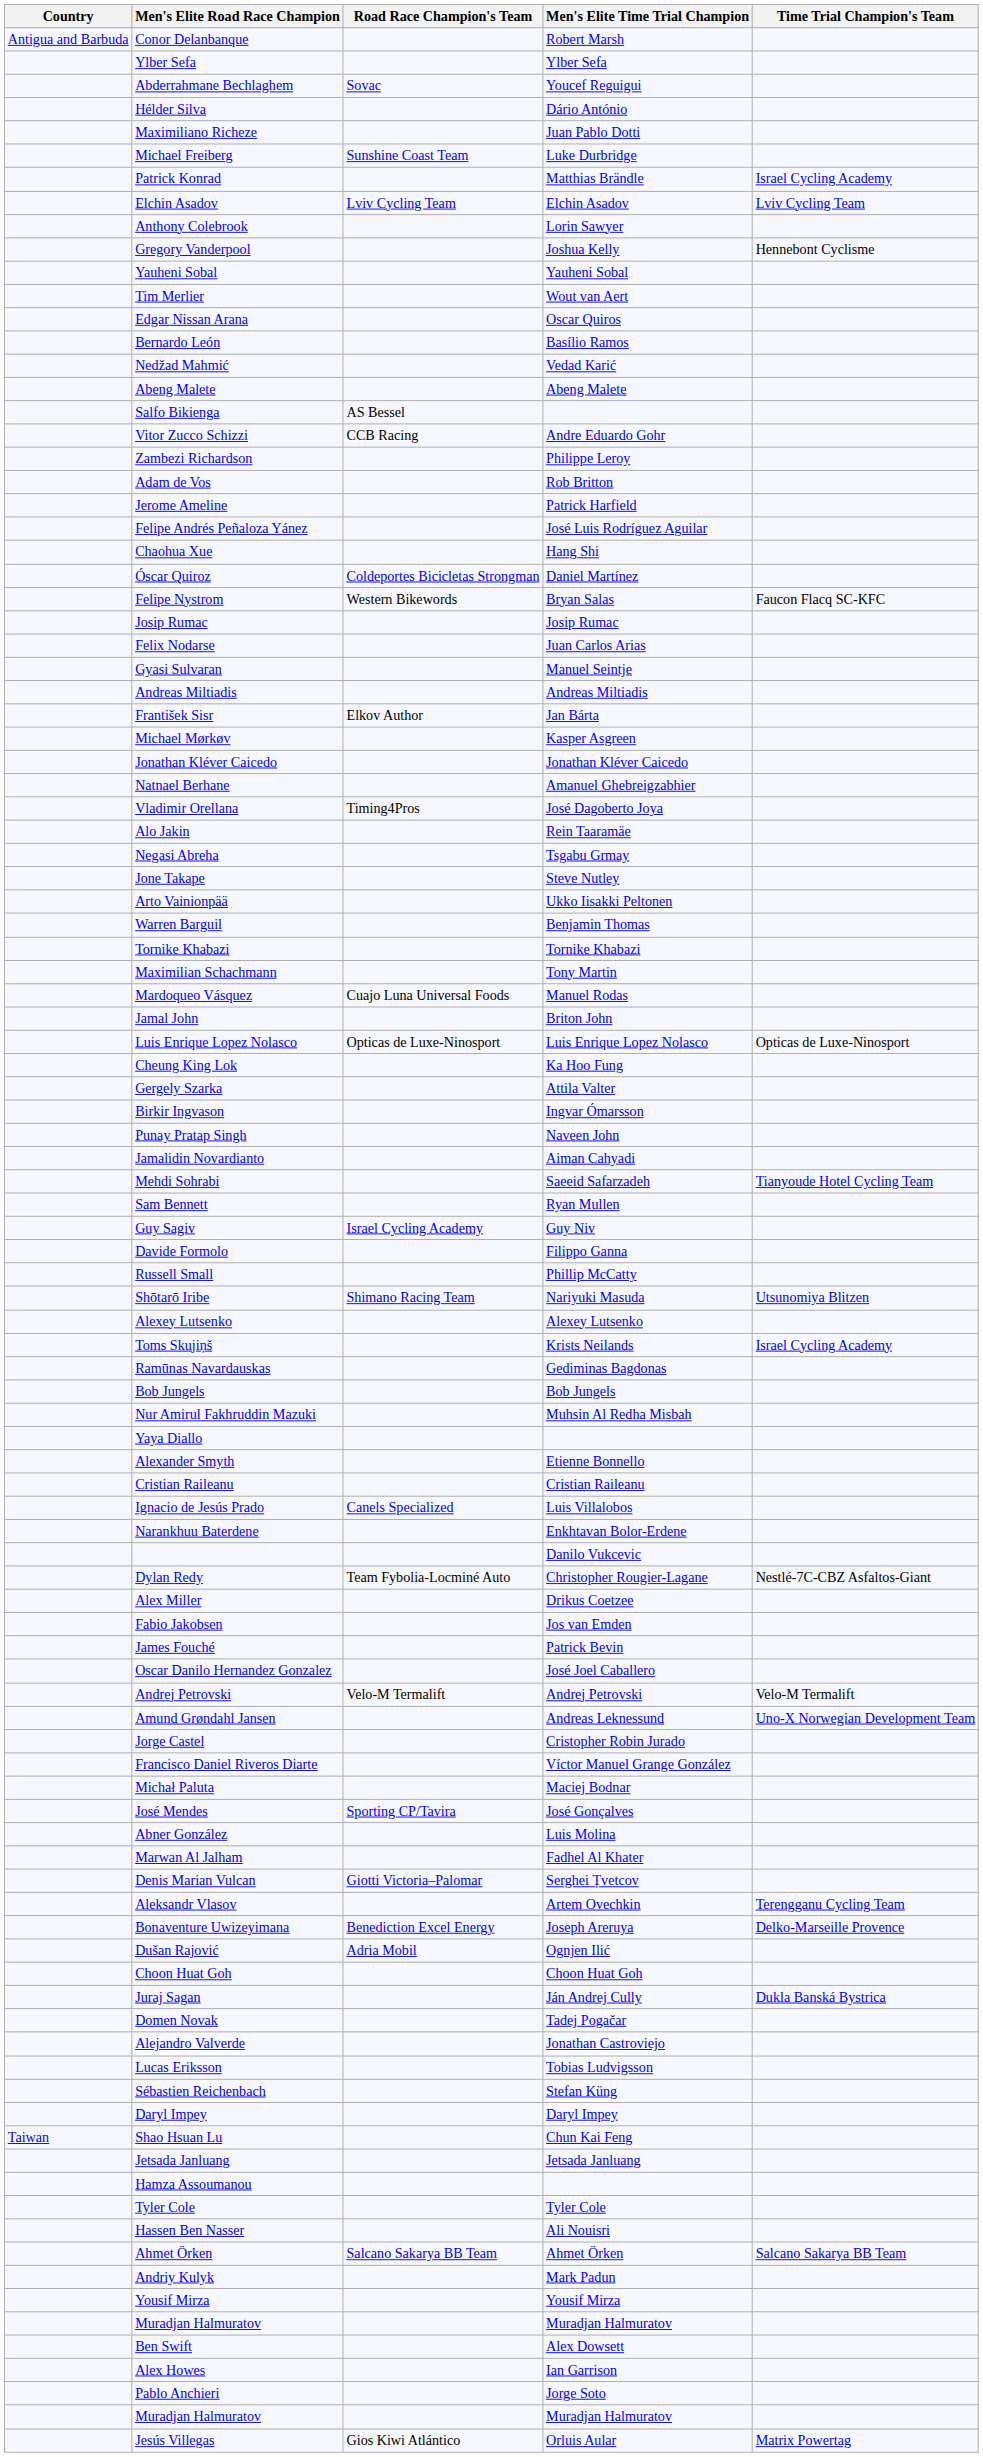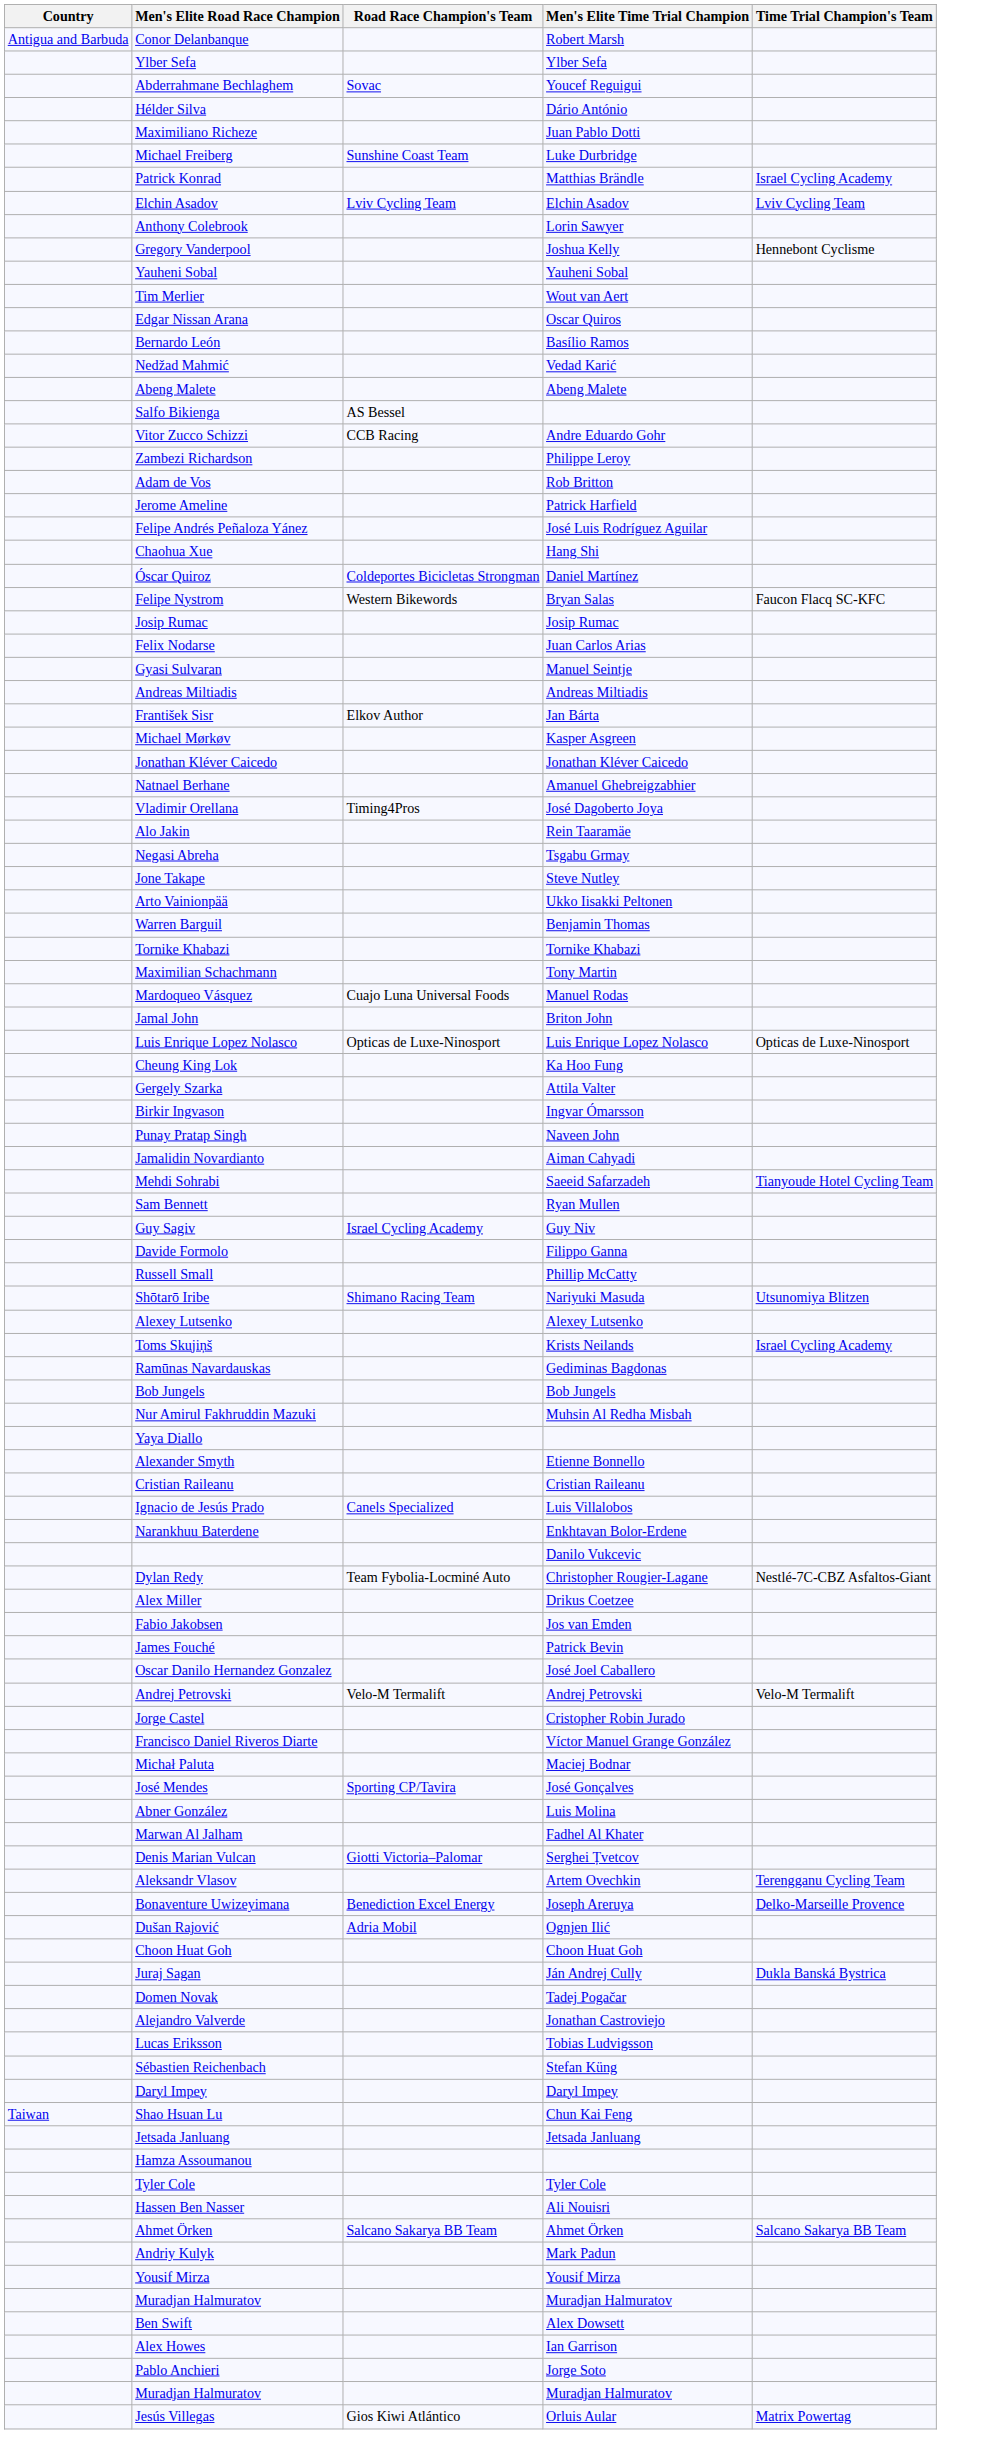- row: (205, 1717)
